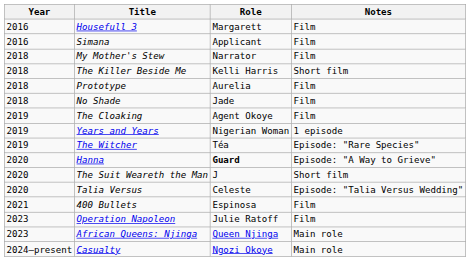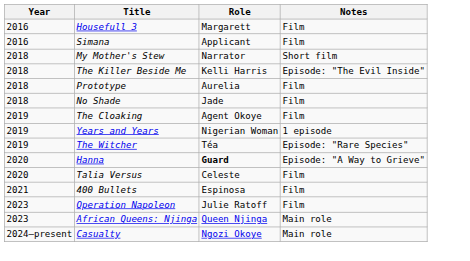(304, 56) Film -> (310, 56) Short film
(321, 71) Short film -> (354, 71) Episode: "The Evil Inside"
- row: (142, 175)
(378, 190) Episode: "Talia Versus Wedding" -> (293, 175) Film
